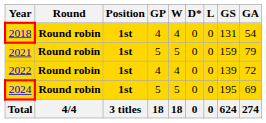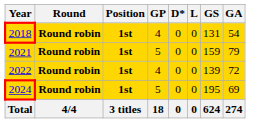- column: (177, 13)
